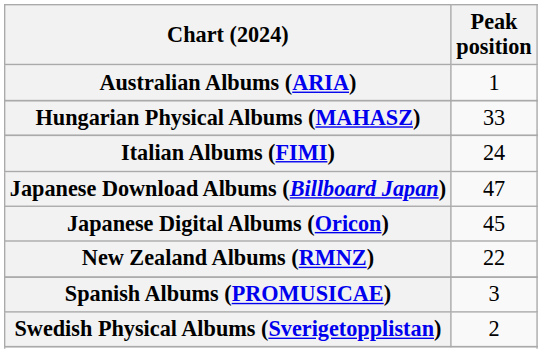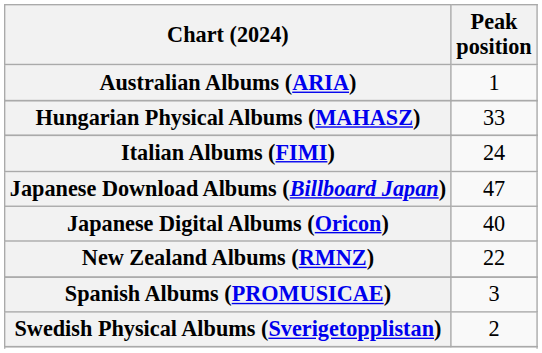(494, 223) 45 -> (494, 223) 40
